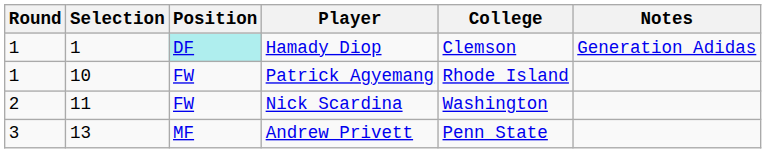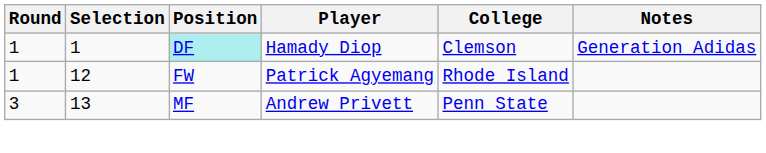(80, 76) 10 -> (80, 76) 12
- row: (334, 105)
